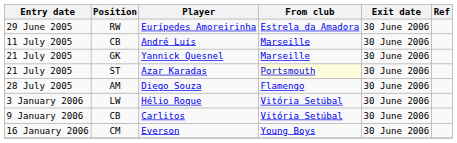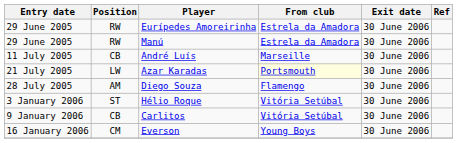+ row: (152, 41)
- row: (182, 56)
(115, 71) ST -> (115, 71) LW
(115, 101) LW -> (115, 101) ST
